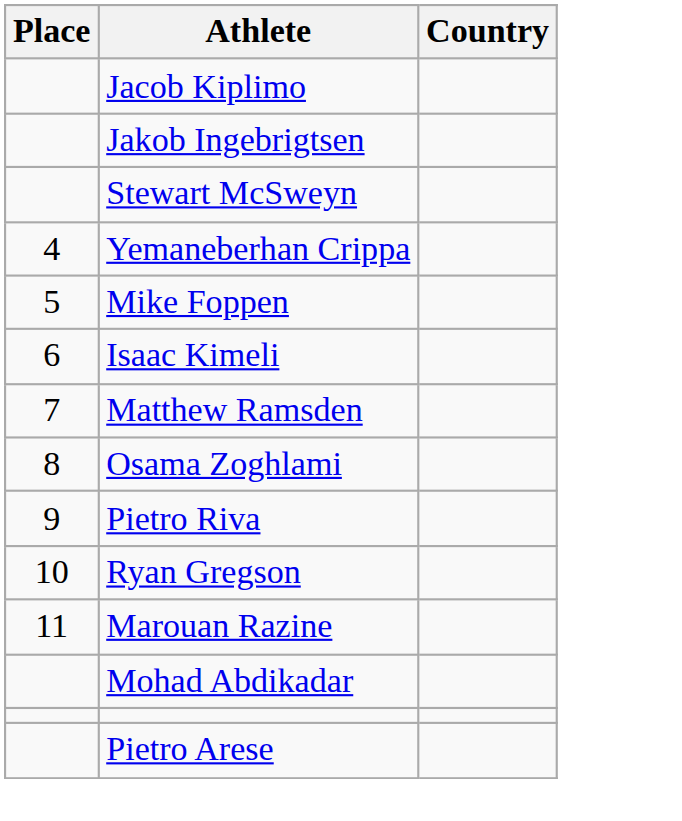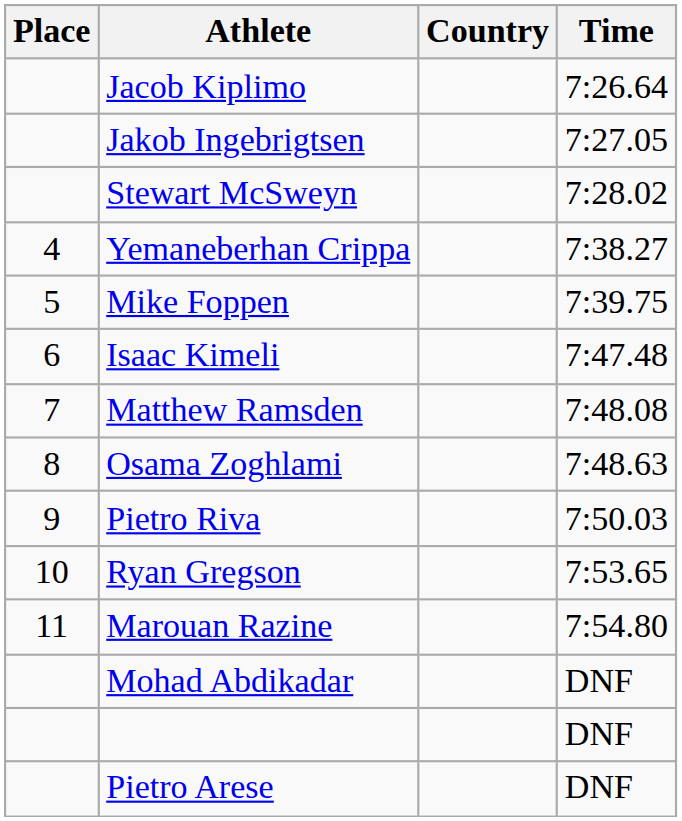+ column: (616, 31)
